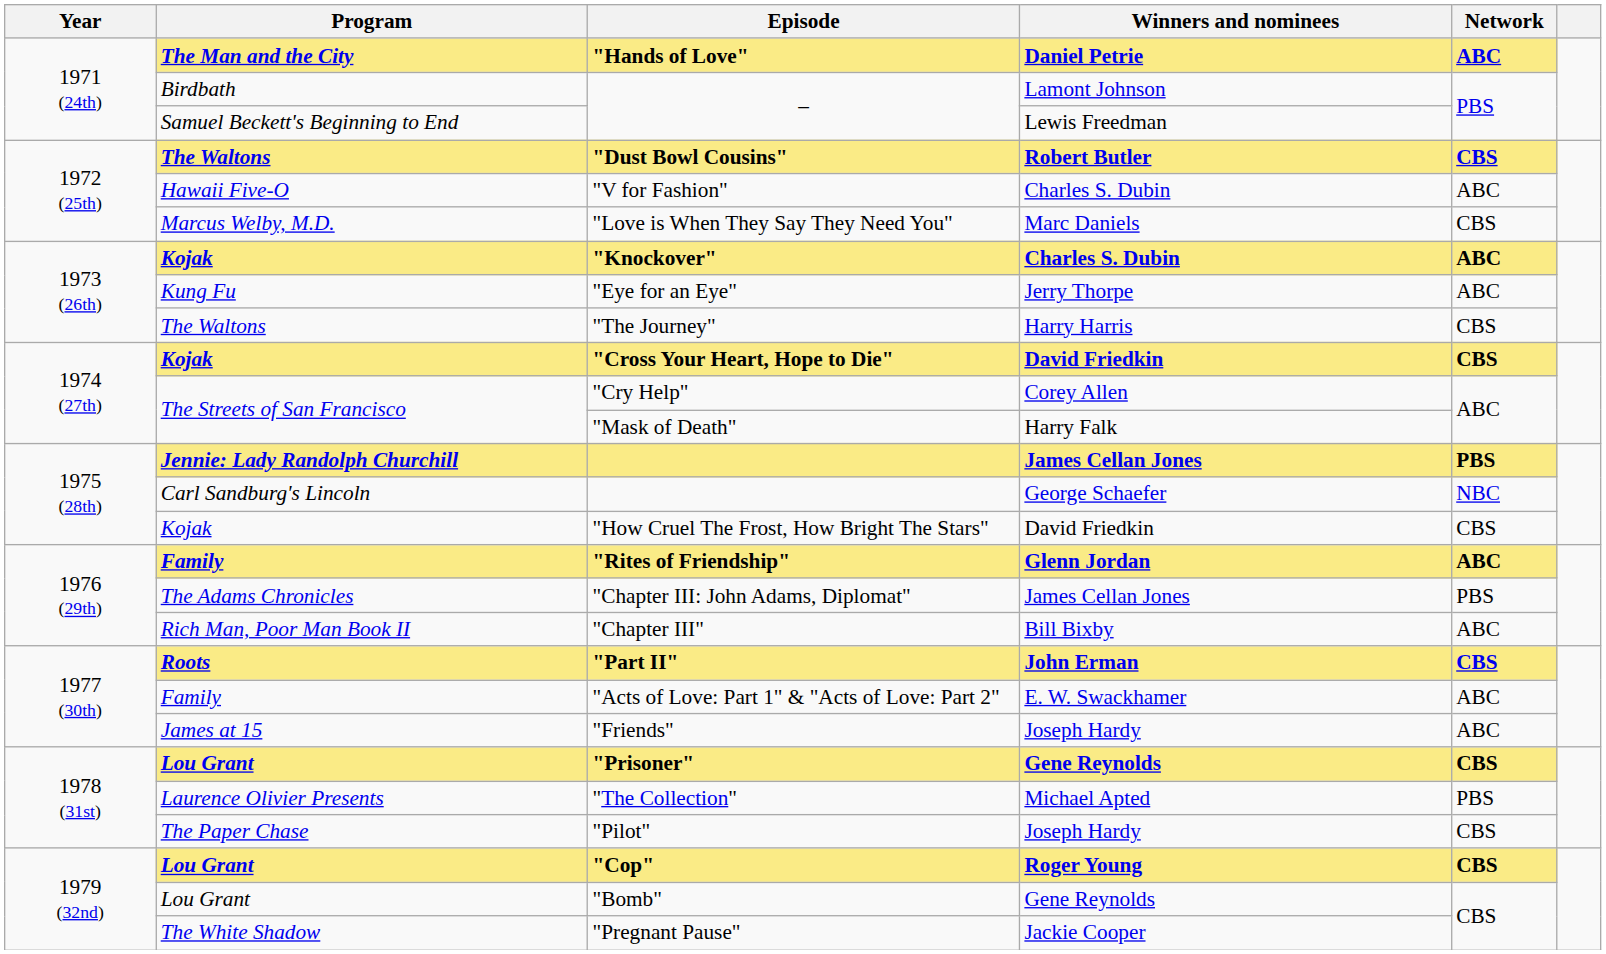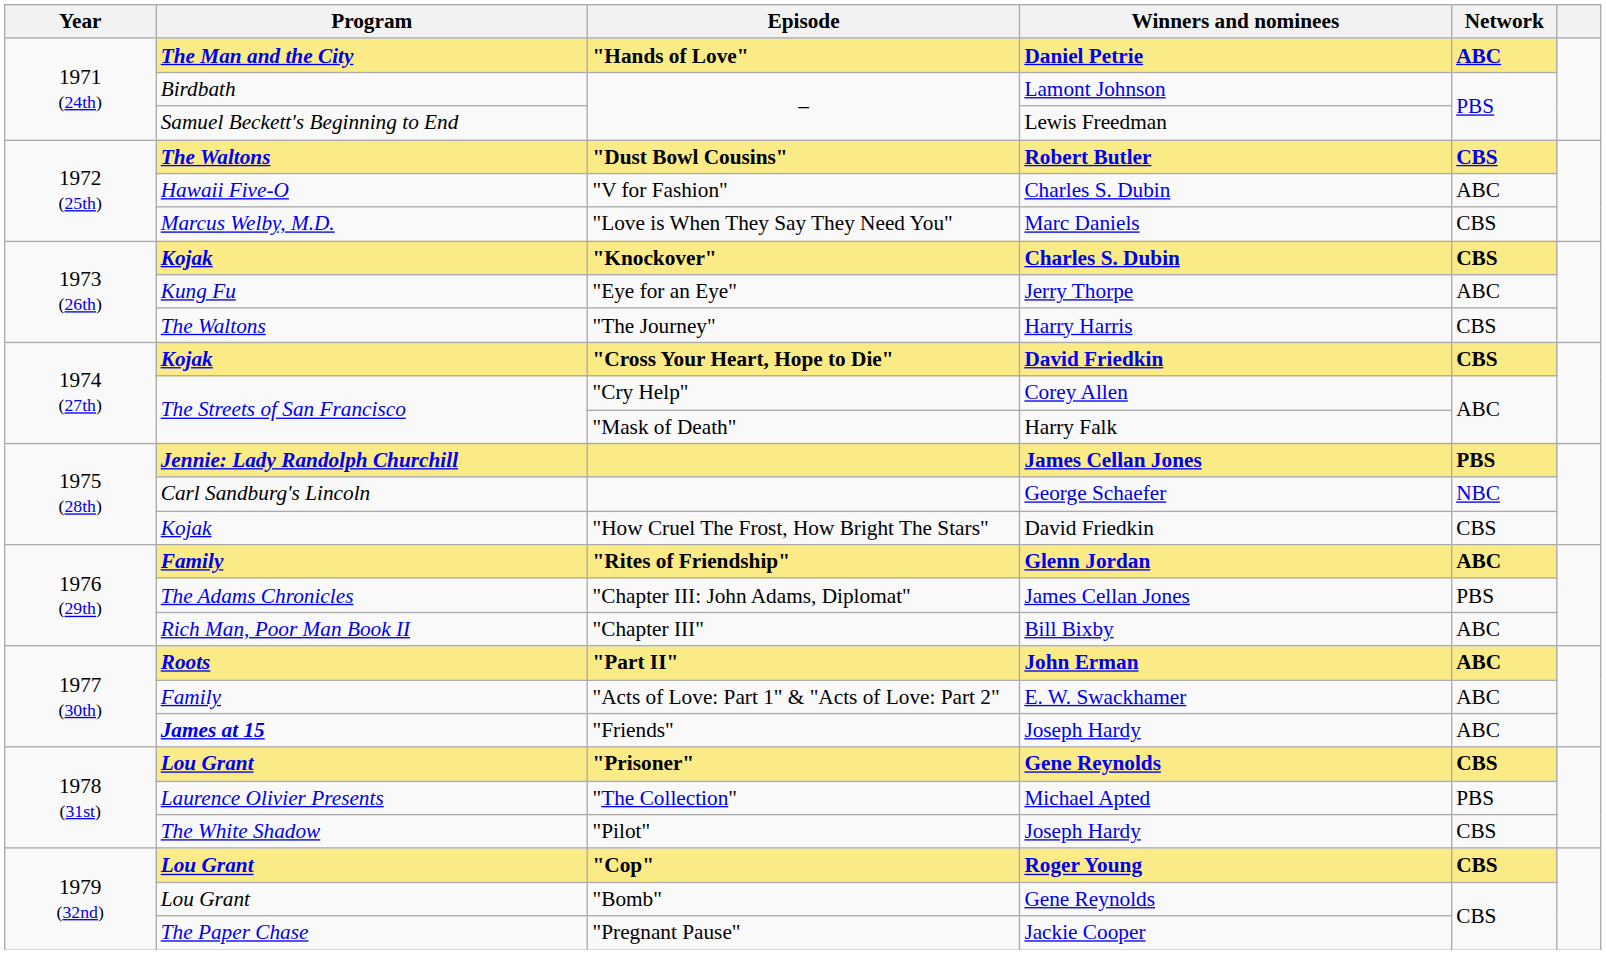(1479, 257) ABC -> (1477, 257) CBS
(1477, 662) CBS -> (1479, 662) ABC
(212, 730) normal -> (213, 730) bold
(235, 831) The Paper Chase -> (241, 831) The White Shadow
(241, 932) The White Shadow -> (235, 932) The Paper Chase
